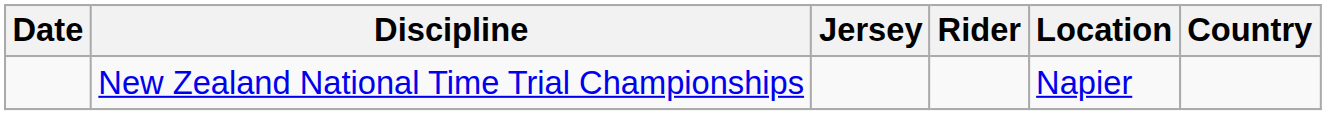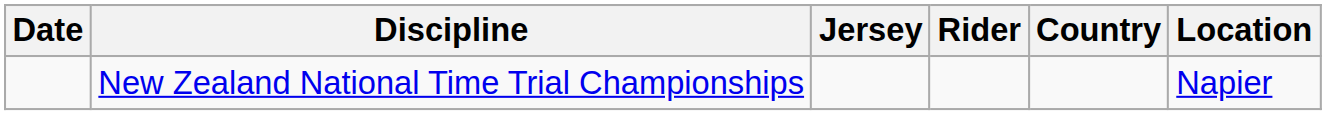columns swapped: (1250, 30) <-> (1104, 30)
